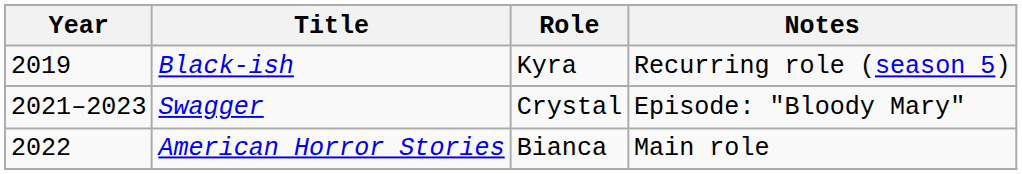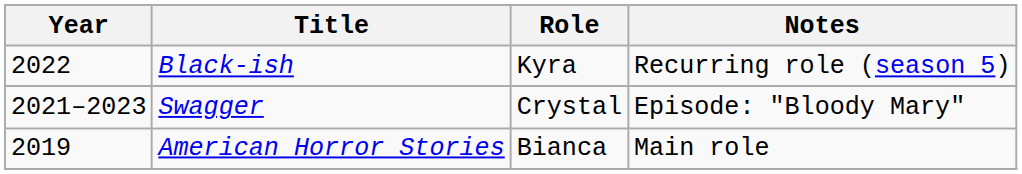(41, 66) 2019 -> (41, 66) 2022
(41, 148) 2022 -> (41, 148) 2019
